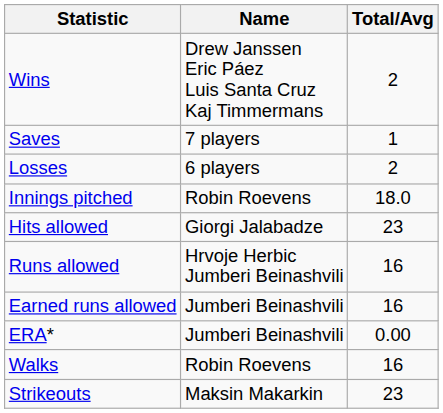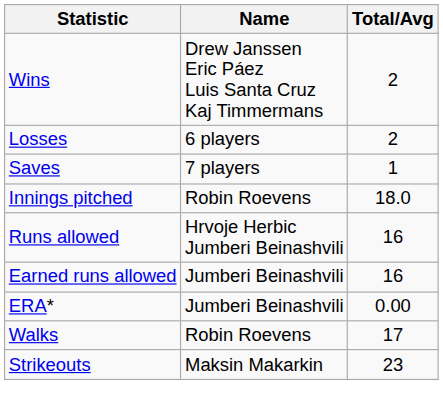rows swapped: (38, 168) <-> (34, 139)
- row: (58, 227)
(393, 364) 16 -> (393, 335) 17
